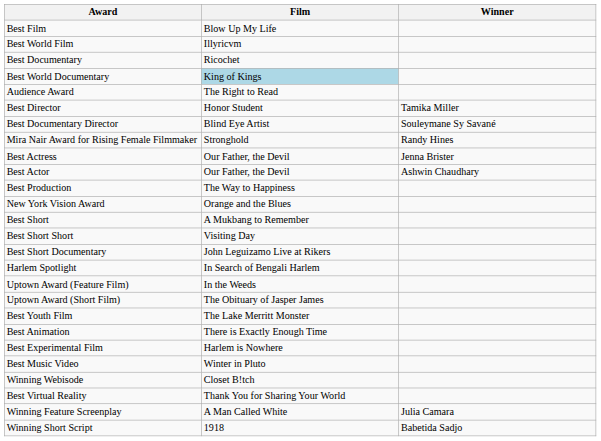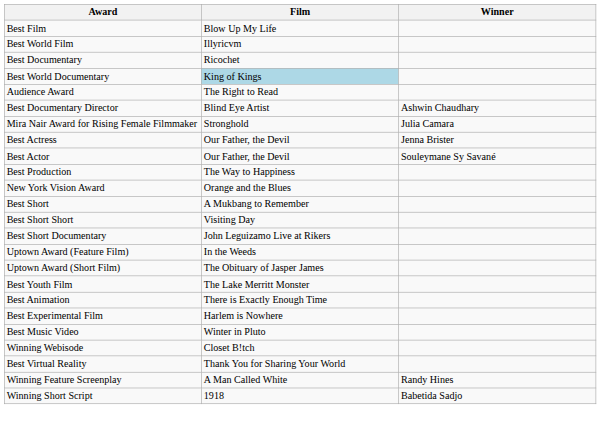- row: (34, 108)
(448, 124) Souleymane Sy Savané -> (440, 108) Ashwin Chaudhary
(427, 140) Randy Hines -> (427, 124) Julia Camara
(440, 172) Ashwin Chaudhary -> (448, 156) Souleymane Sy Savané
- row: (41, 268)
(427, 412) Julia Camara -> (427, 380) Randy Hines
